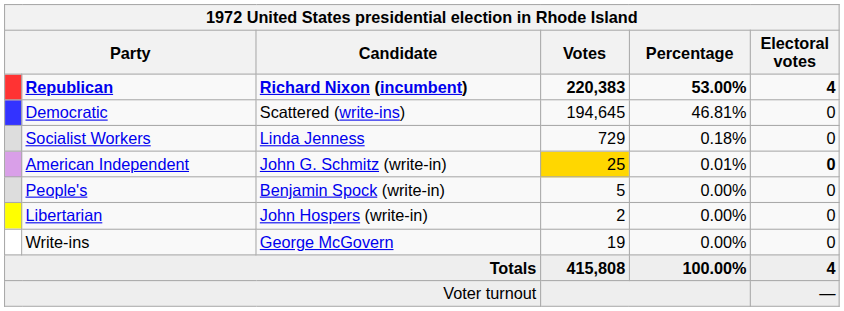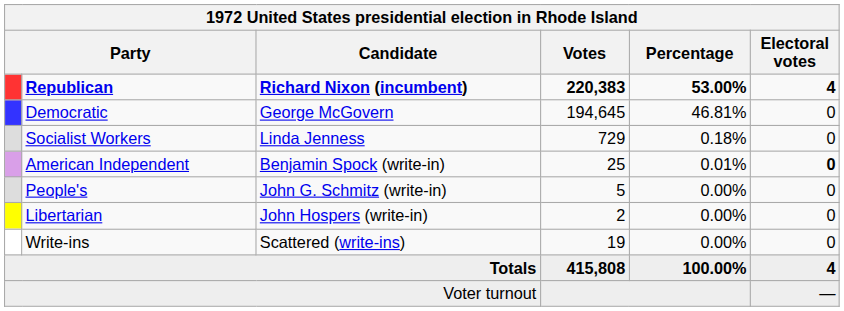(333, 113) Scattered (write-ins) -> (327, 113) George McGovern
(353, 165) John G. Schmitz (write-in) -> (352, 165) Benjamin Spock (write-in)
(616, 165) gold background -> (616, 165) no background
(352, 190) Benjamin Spock (write-in) -> (353, 190) John G. Schmitz (write-in)
(327, 242) George McGovern -> (333, 242) Scattered (write-ins)
